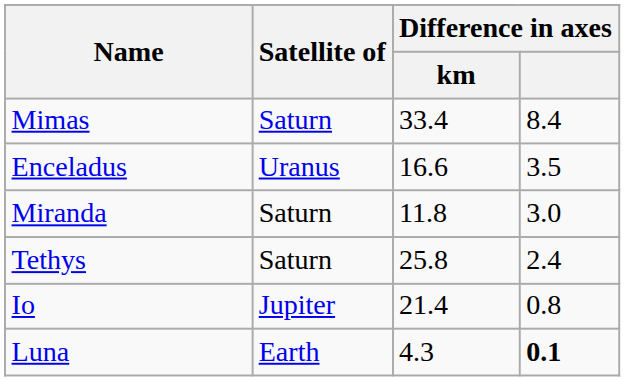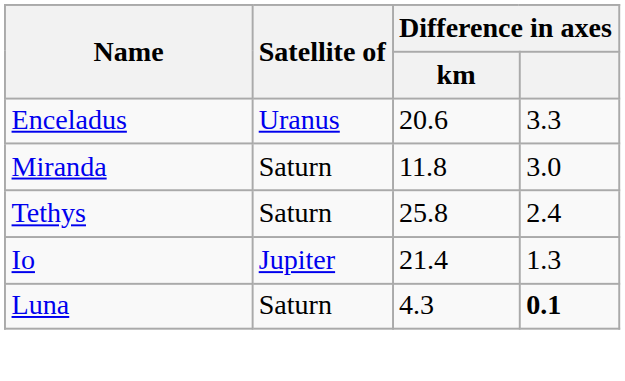- row: (51, 120)
(423, 166) 16.6 -> (423, 120) 20.6
(544, 166) 3.5 -> (544, 120) 3.3
(544, 305) 0.8 -> (544, 259) 1.3
(289, 352) Earth -> (295, 305) Saturn
